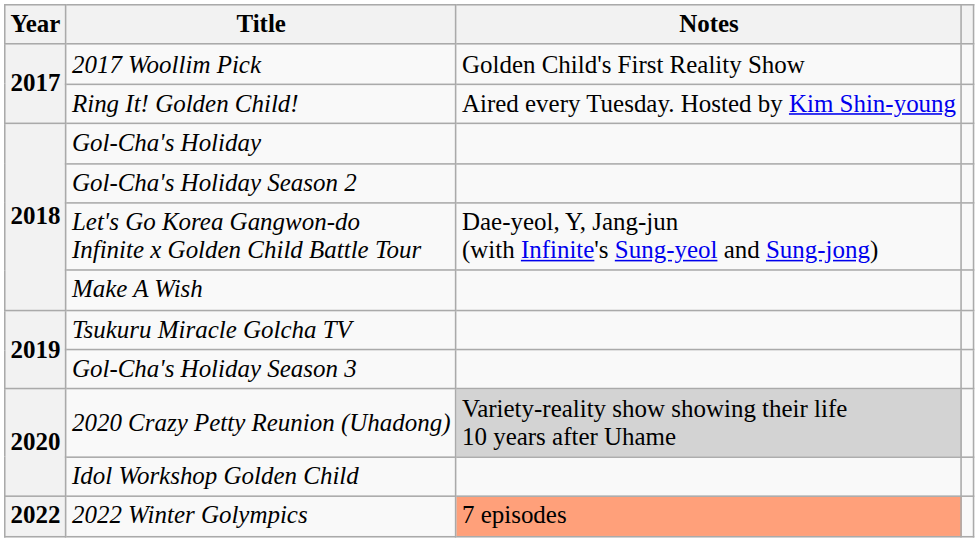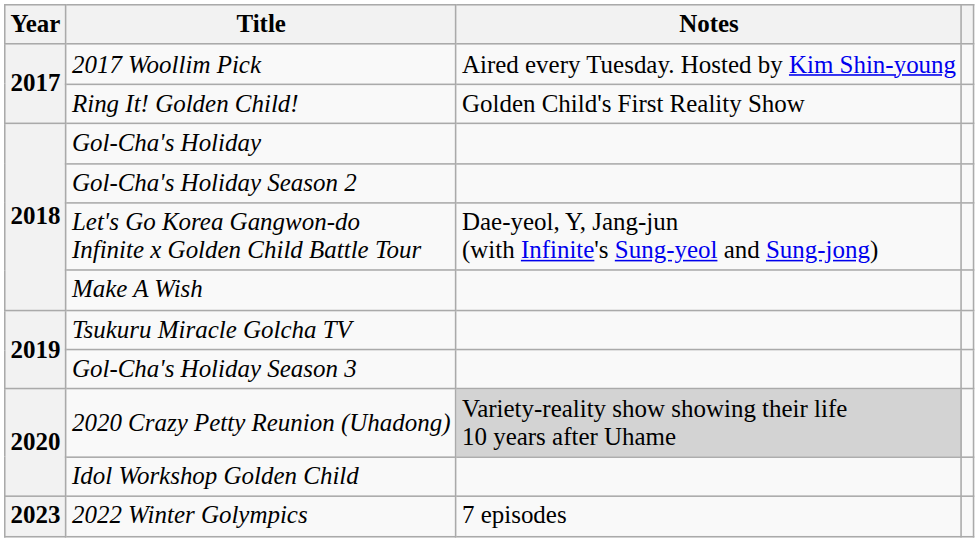(633, 63) Golden Child's First Reality Show -> (709, 63) Aired every Tuesday. Hosted by Kim Shin-young
(709, 103) Aired every Tuesday. Hosted by Kim Shin-young -> (633, 103) Golden Child's First Reality Show
(35, 515) 2022 -> (35, 515) 2023
(514, 515) lightsalmon background -> (514, 515) no background
